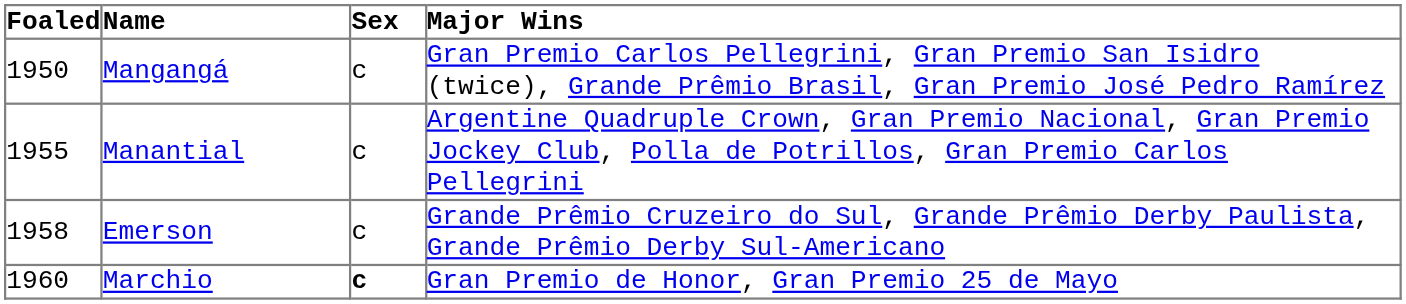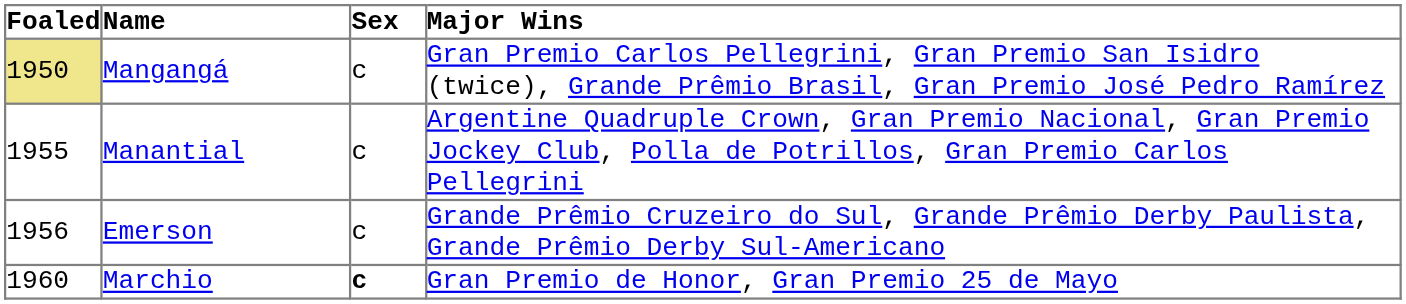(38, 71) no background -> (38, 71) khaki background
(38, 232) 1958 -> (38, 232) 1956
